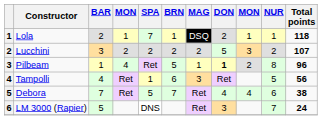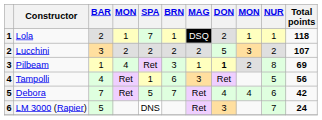(174, 64) 5 -> (174, 64) 3
(302, 64) 96 -> (302, 64) 69
(302, 93) 38 -> (302, 93) 42
